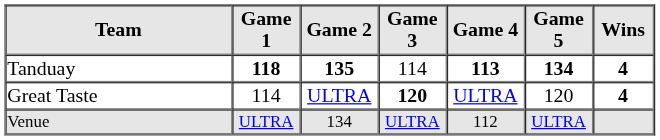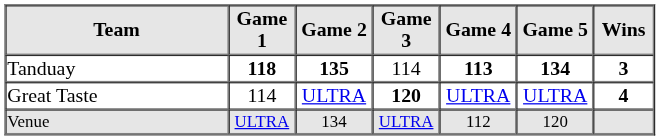(623, 68) 4 -> (624, 68) 3
(559, 95) 120 -> (555, 95) ULTRA
(559, 121) ULTRA -> (555, 121) 120
